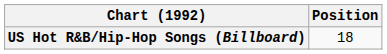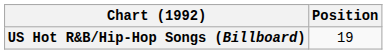(345, 38) 18 -> (345, 38) 19
